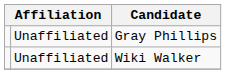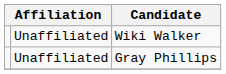rows swapped: (166, 37) <-> (158, 58)
